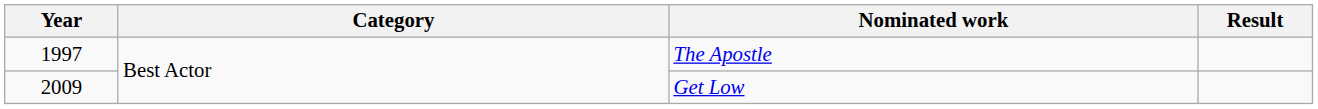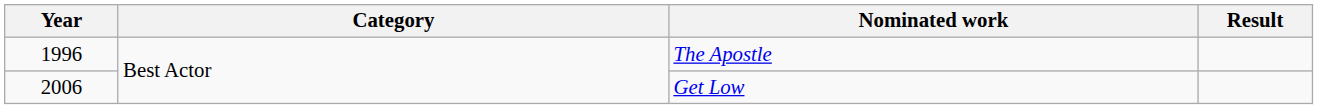(61, 53) 1997 -> (61, 53) 1996
(61, 86) 2009 -> (61, 86) 2006
